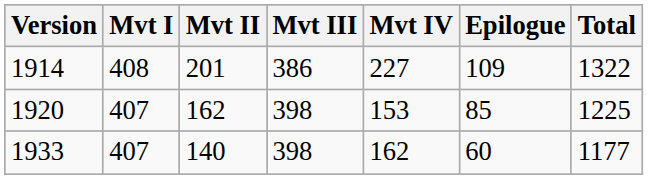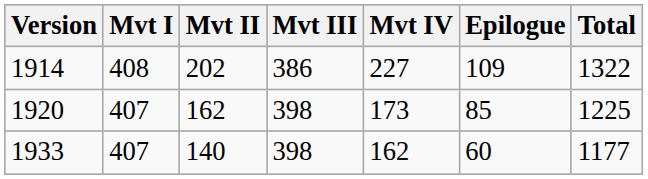(206, 67) 201 -> (206, 67) 202
(389, 109) 153 -> (389, 109) 173
